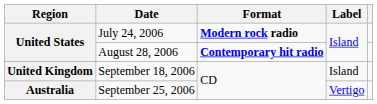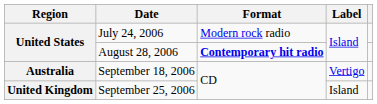(249, 33) bold -> (245, 33) normal
(50, 71) United Kingdom -> (50, 71) Australia
(344, 71) Island -> (347, 71) Vertigo
(50, 90) Australia -> (50, 90) United Kingdom
(347, 90) Vertigo -> (344, 90) Island
